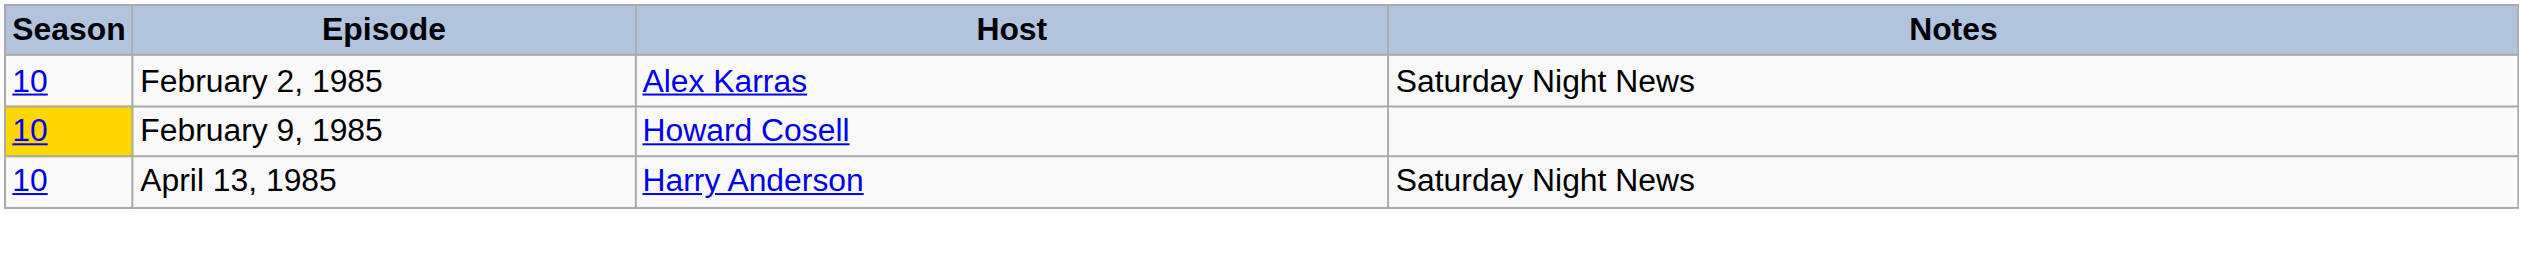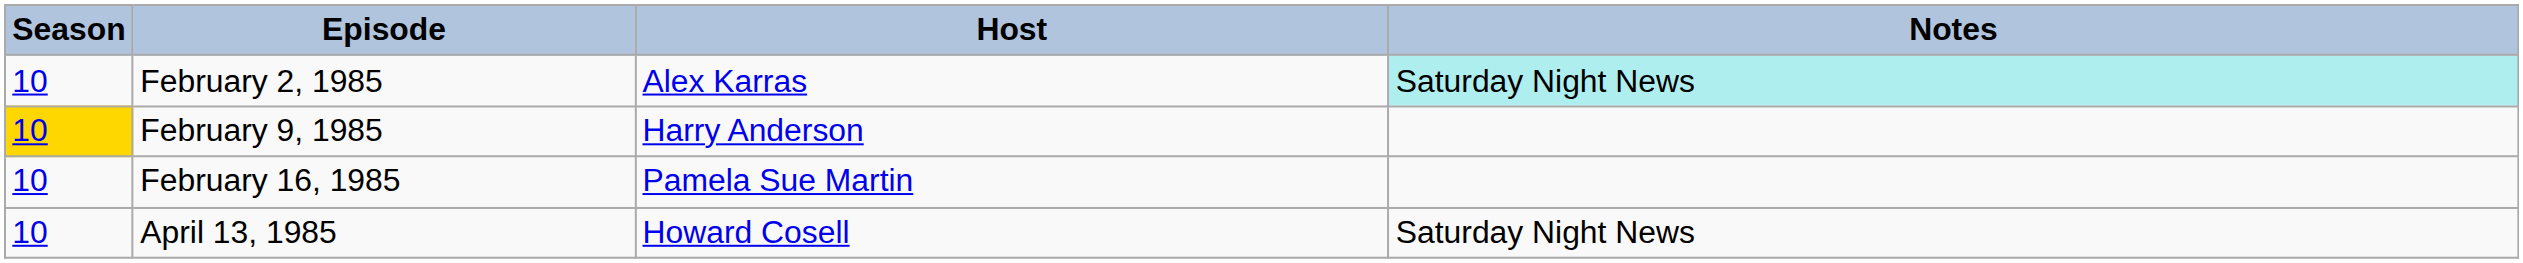(1545, 80) no background -> (1545, 80) paleturquoise background
(746, 130) Howard Cosell -> (753, 130) Harry Anderson
+ row: (270, 181)
(753, 181) Harry Anderson -> (746, 231) Howard Cosell
